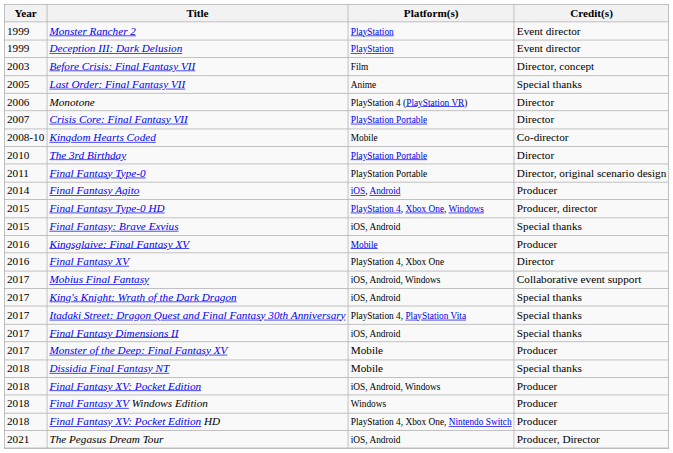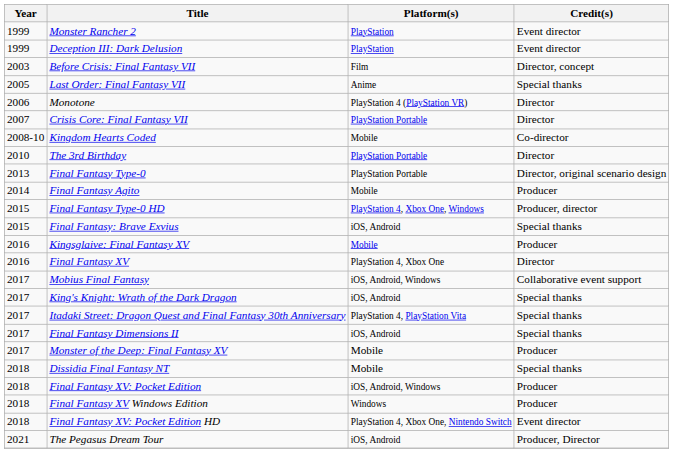(18, 173) 2011 -> (18, 173) 2013
(376, 191) iOS, Android -> (364, 191) Mobile
(537, 421) Producer -> (549, 421) Event director
